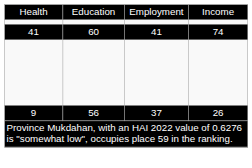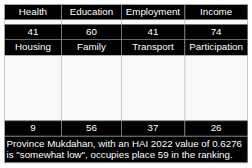+ row: (33, 47)
